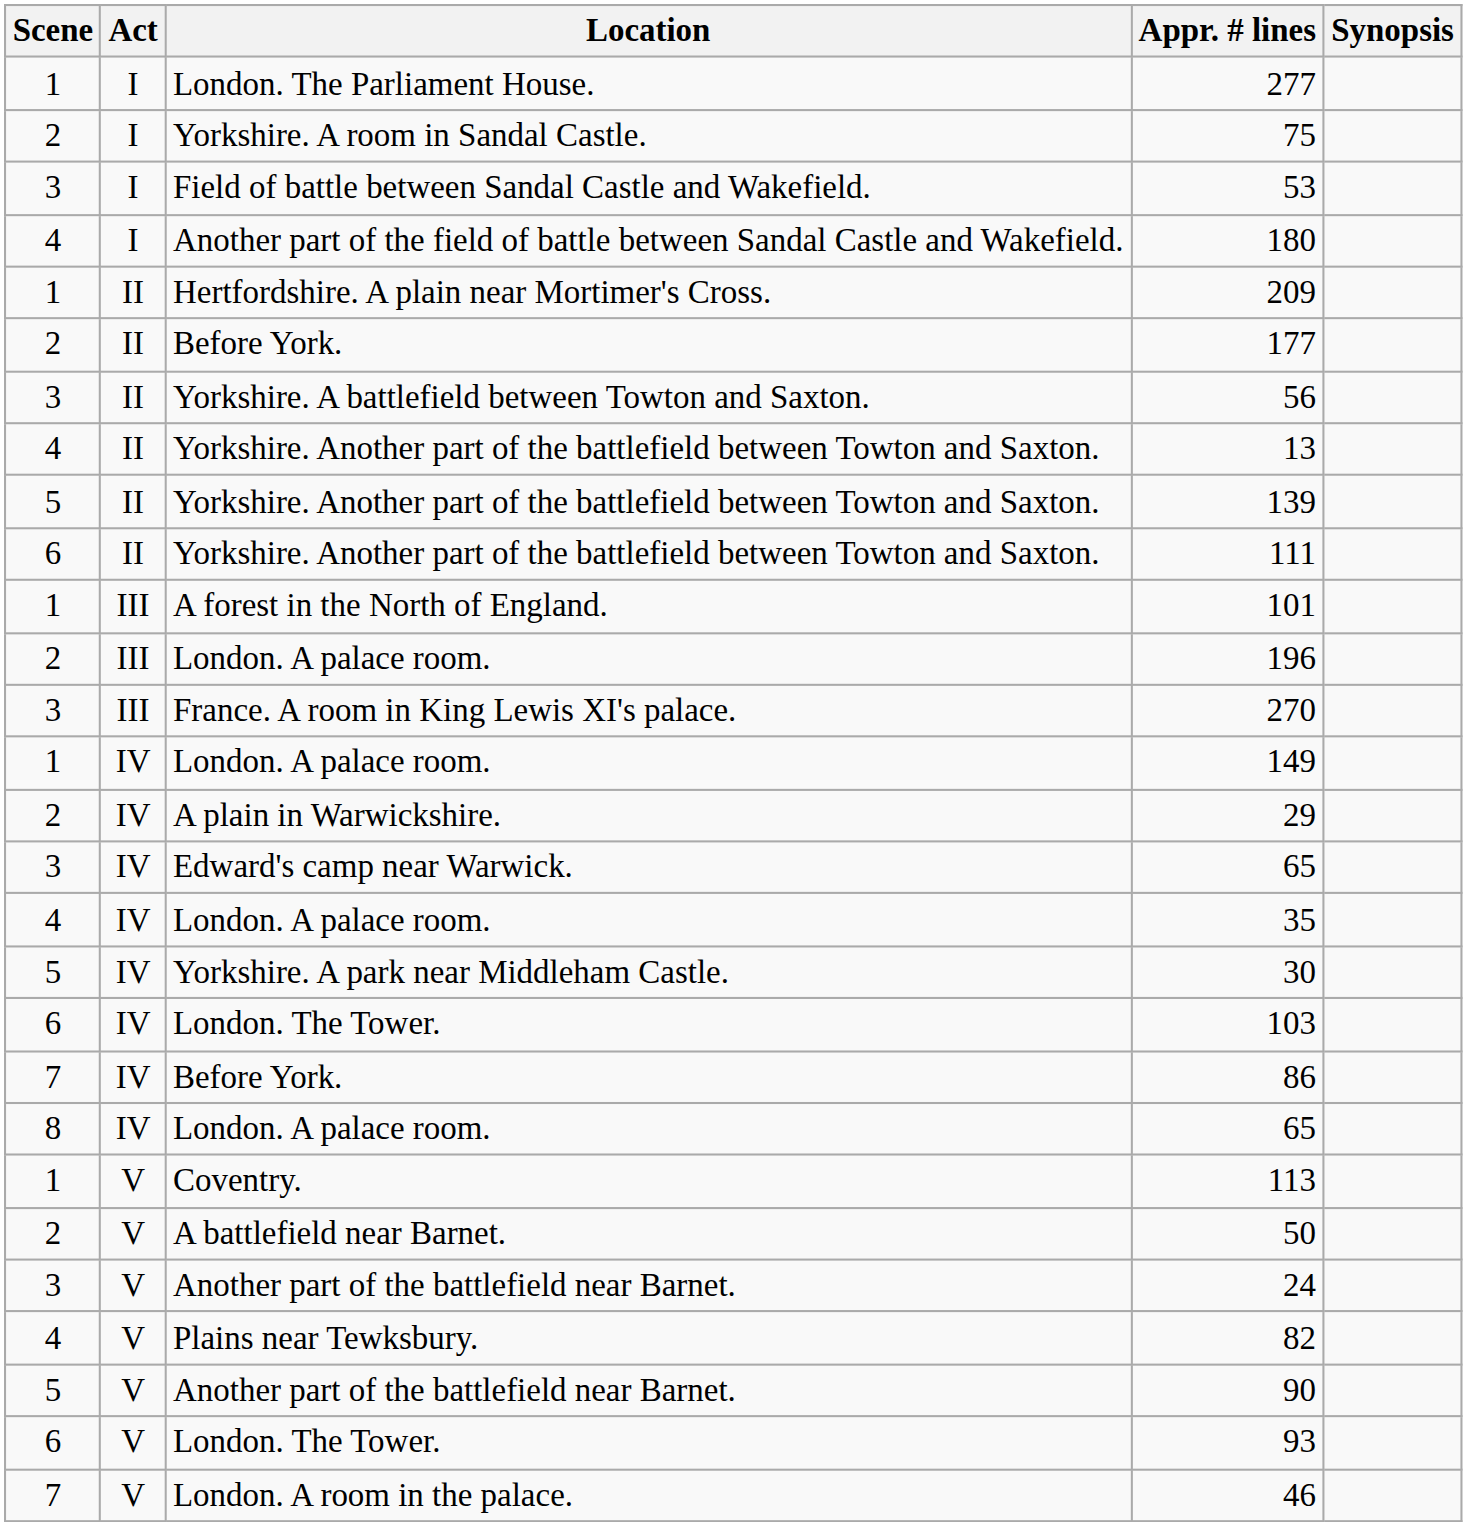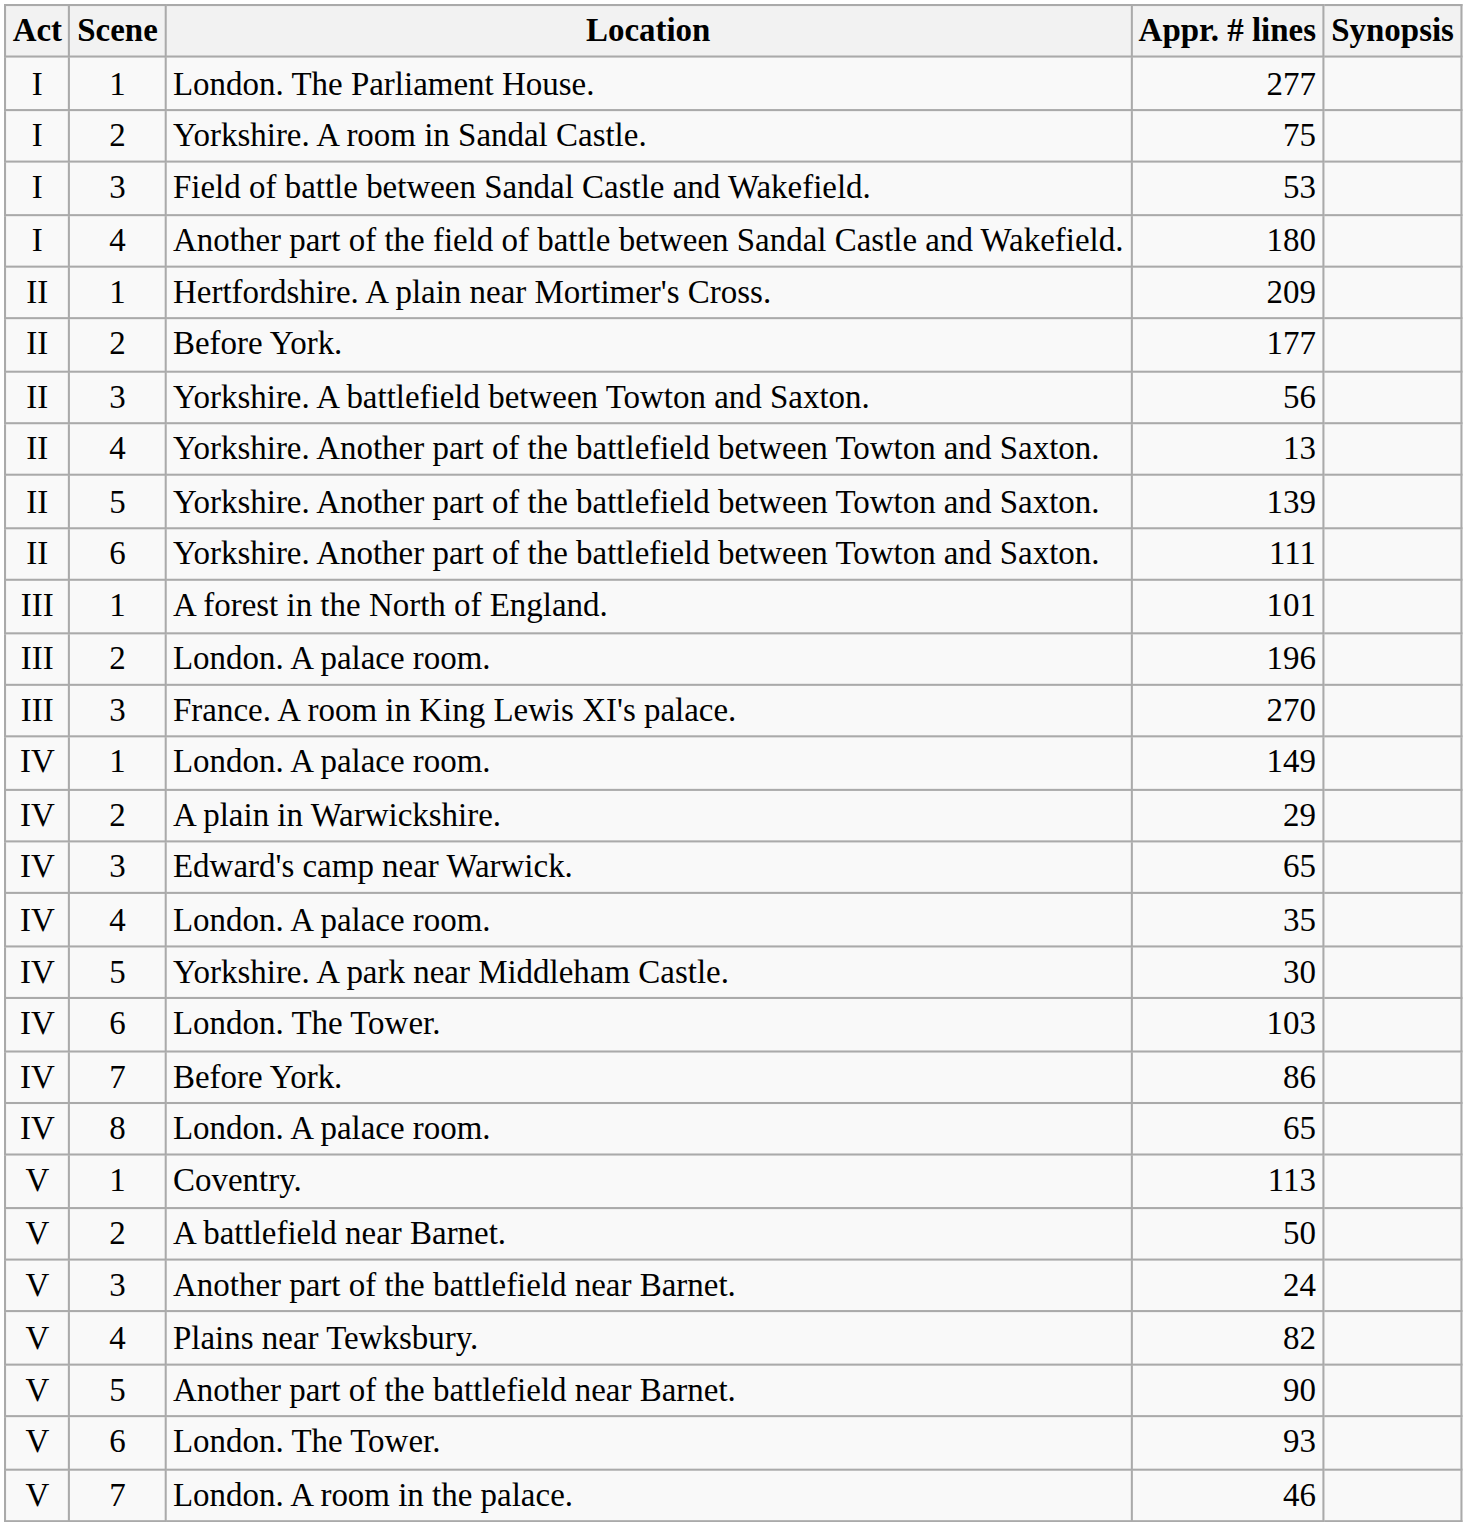columns swapped: (133, 30) <-> (53, 30)
